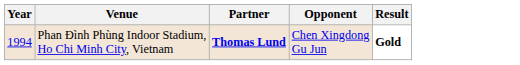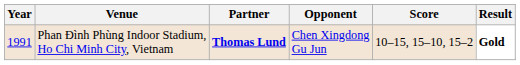+ column: (424, 14)
(20, 42) 1994 -> (20, 42) 1991
